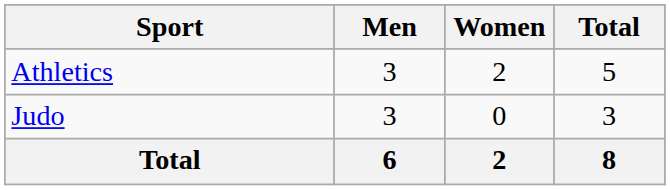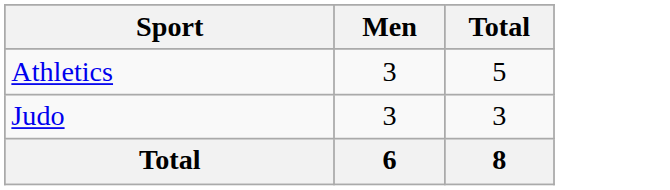- column: (499, 26)
